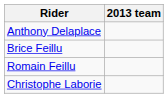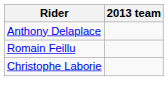- row: (35, 48)
